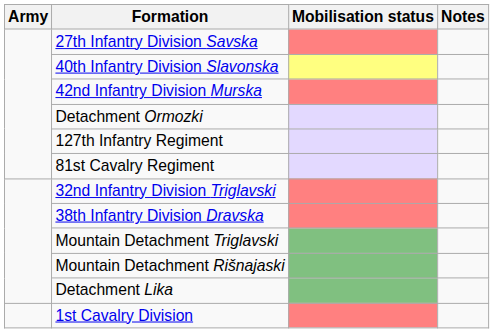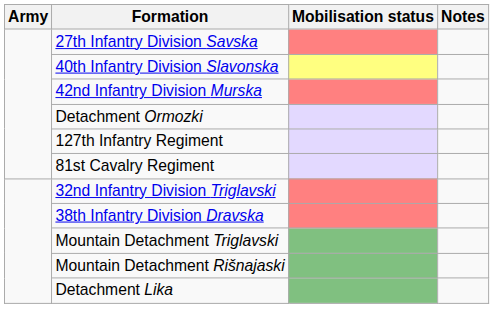- row: (124, 315)
